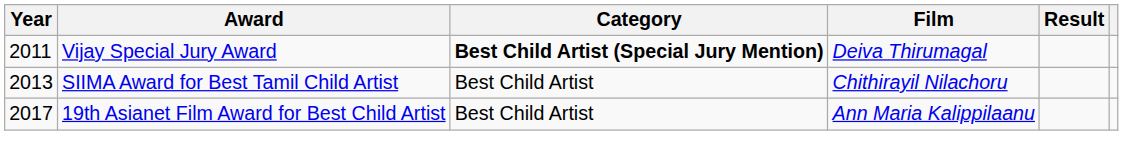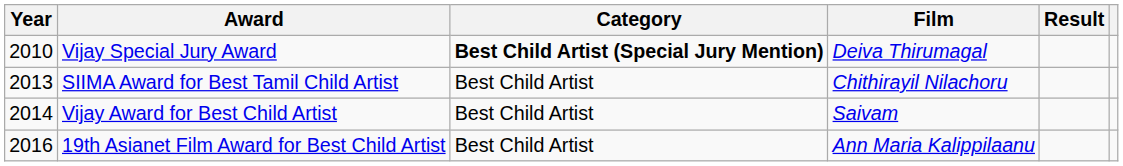(30, 51) 2011 -> (31, 51) 2010
+ row: (199, 113)
(31, 113) 2017 -> (31, 144) 2016
